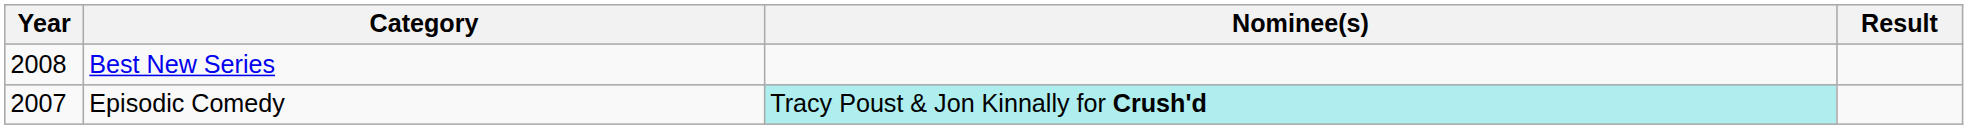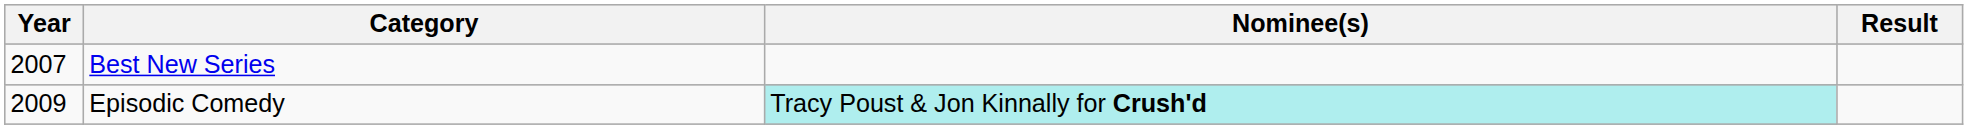(39, 64) 2008 -> (39, 64) 2007
(39, 104) 2007 -> (39, 104) 2009
